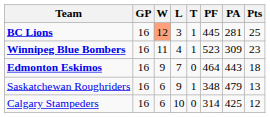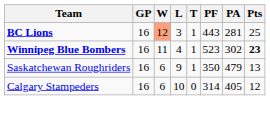(211, 31) 445 -> (211, 31) 443
(233, 49) 309 -> (233, 49) 302
(255, 49) normal -> (255, 49) bold
- row: (54, 67)
(211, 85) 348 -> (211, 67) 350
(233, 103) 425 -> (233, 85) 405
